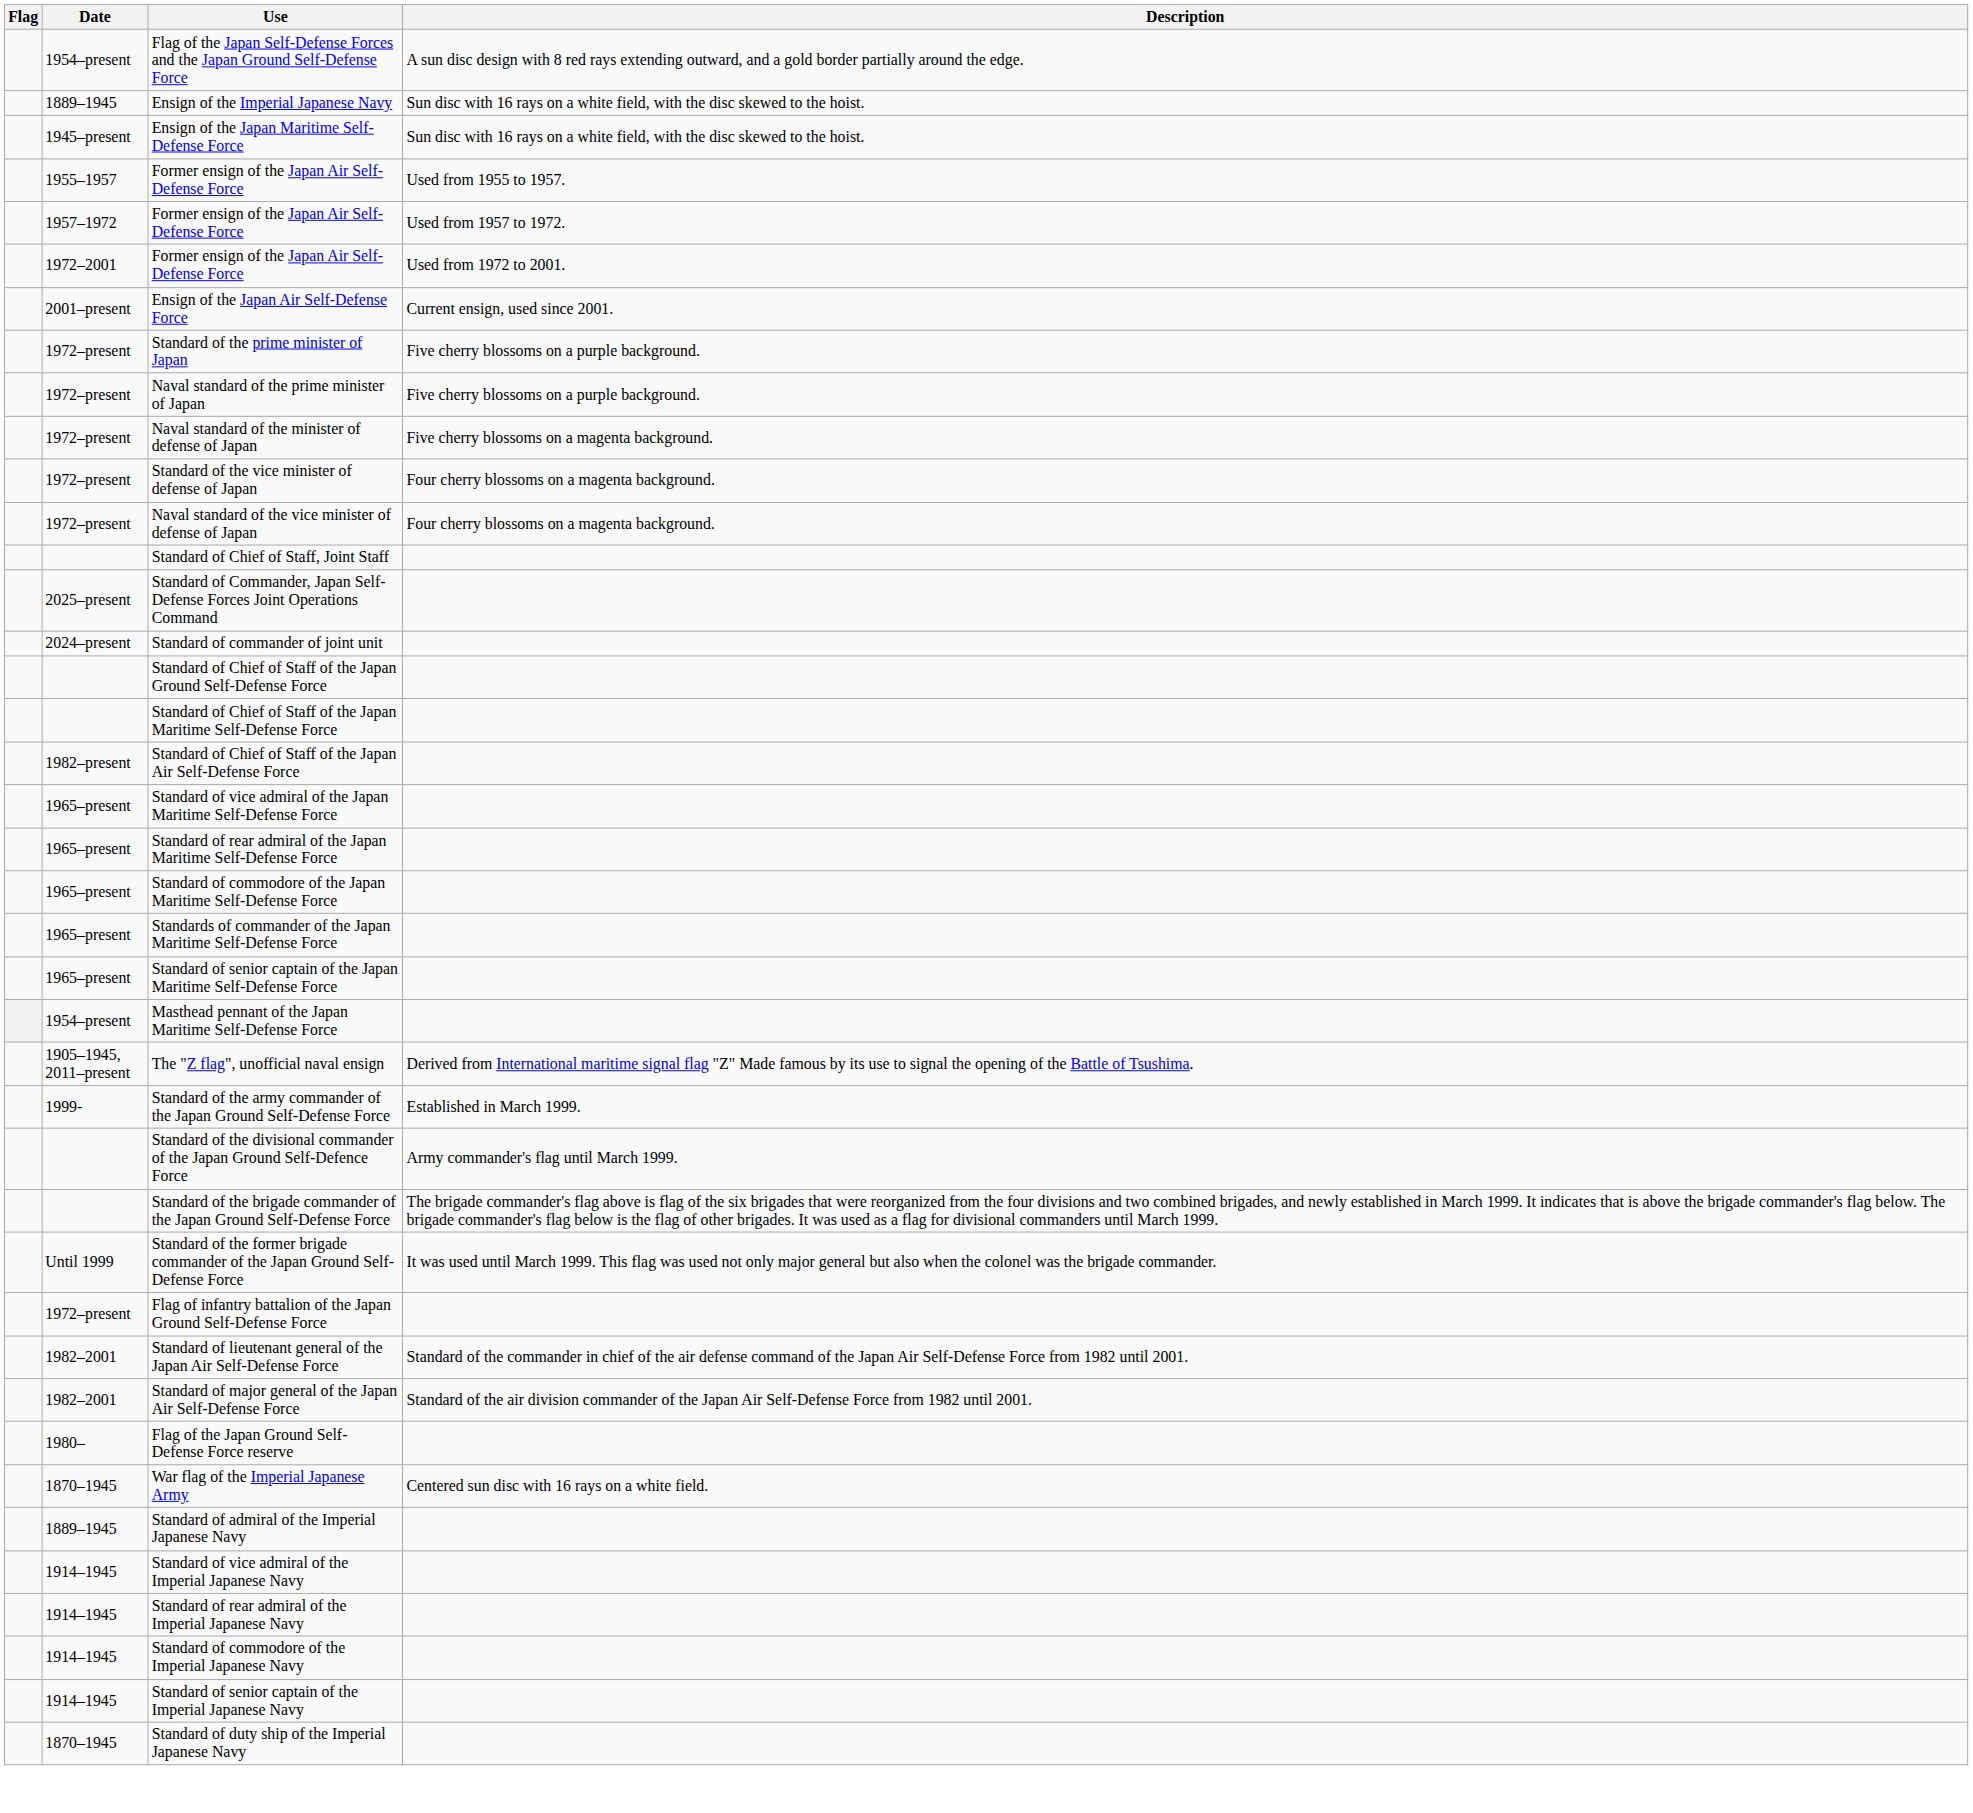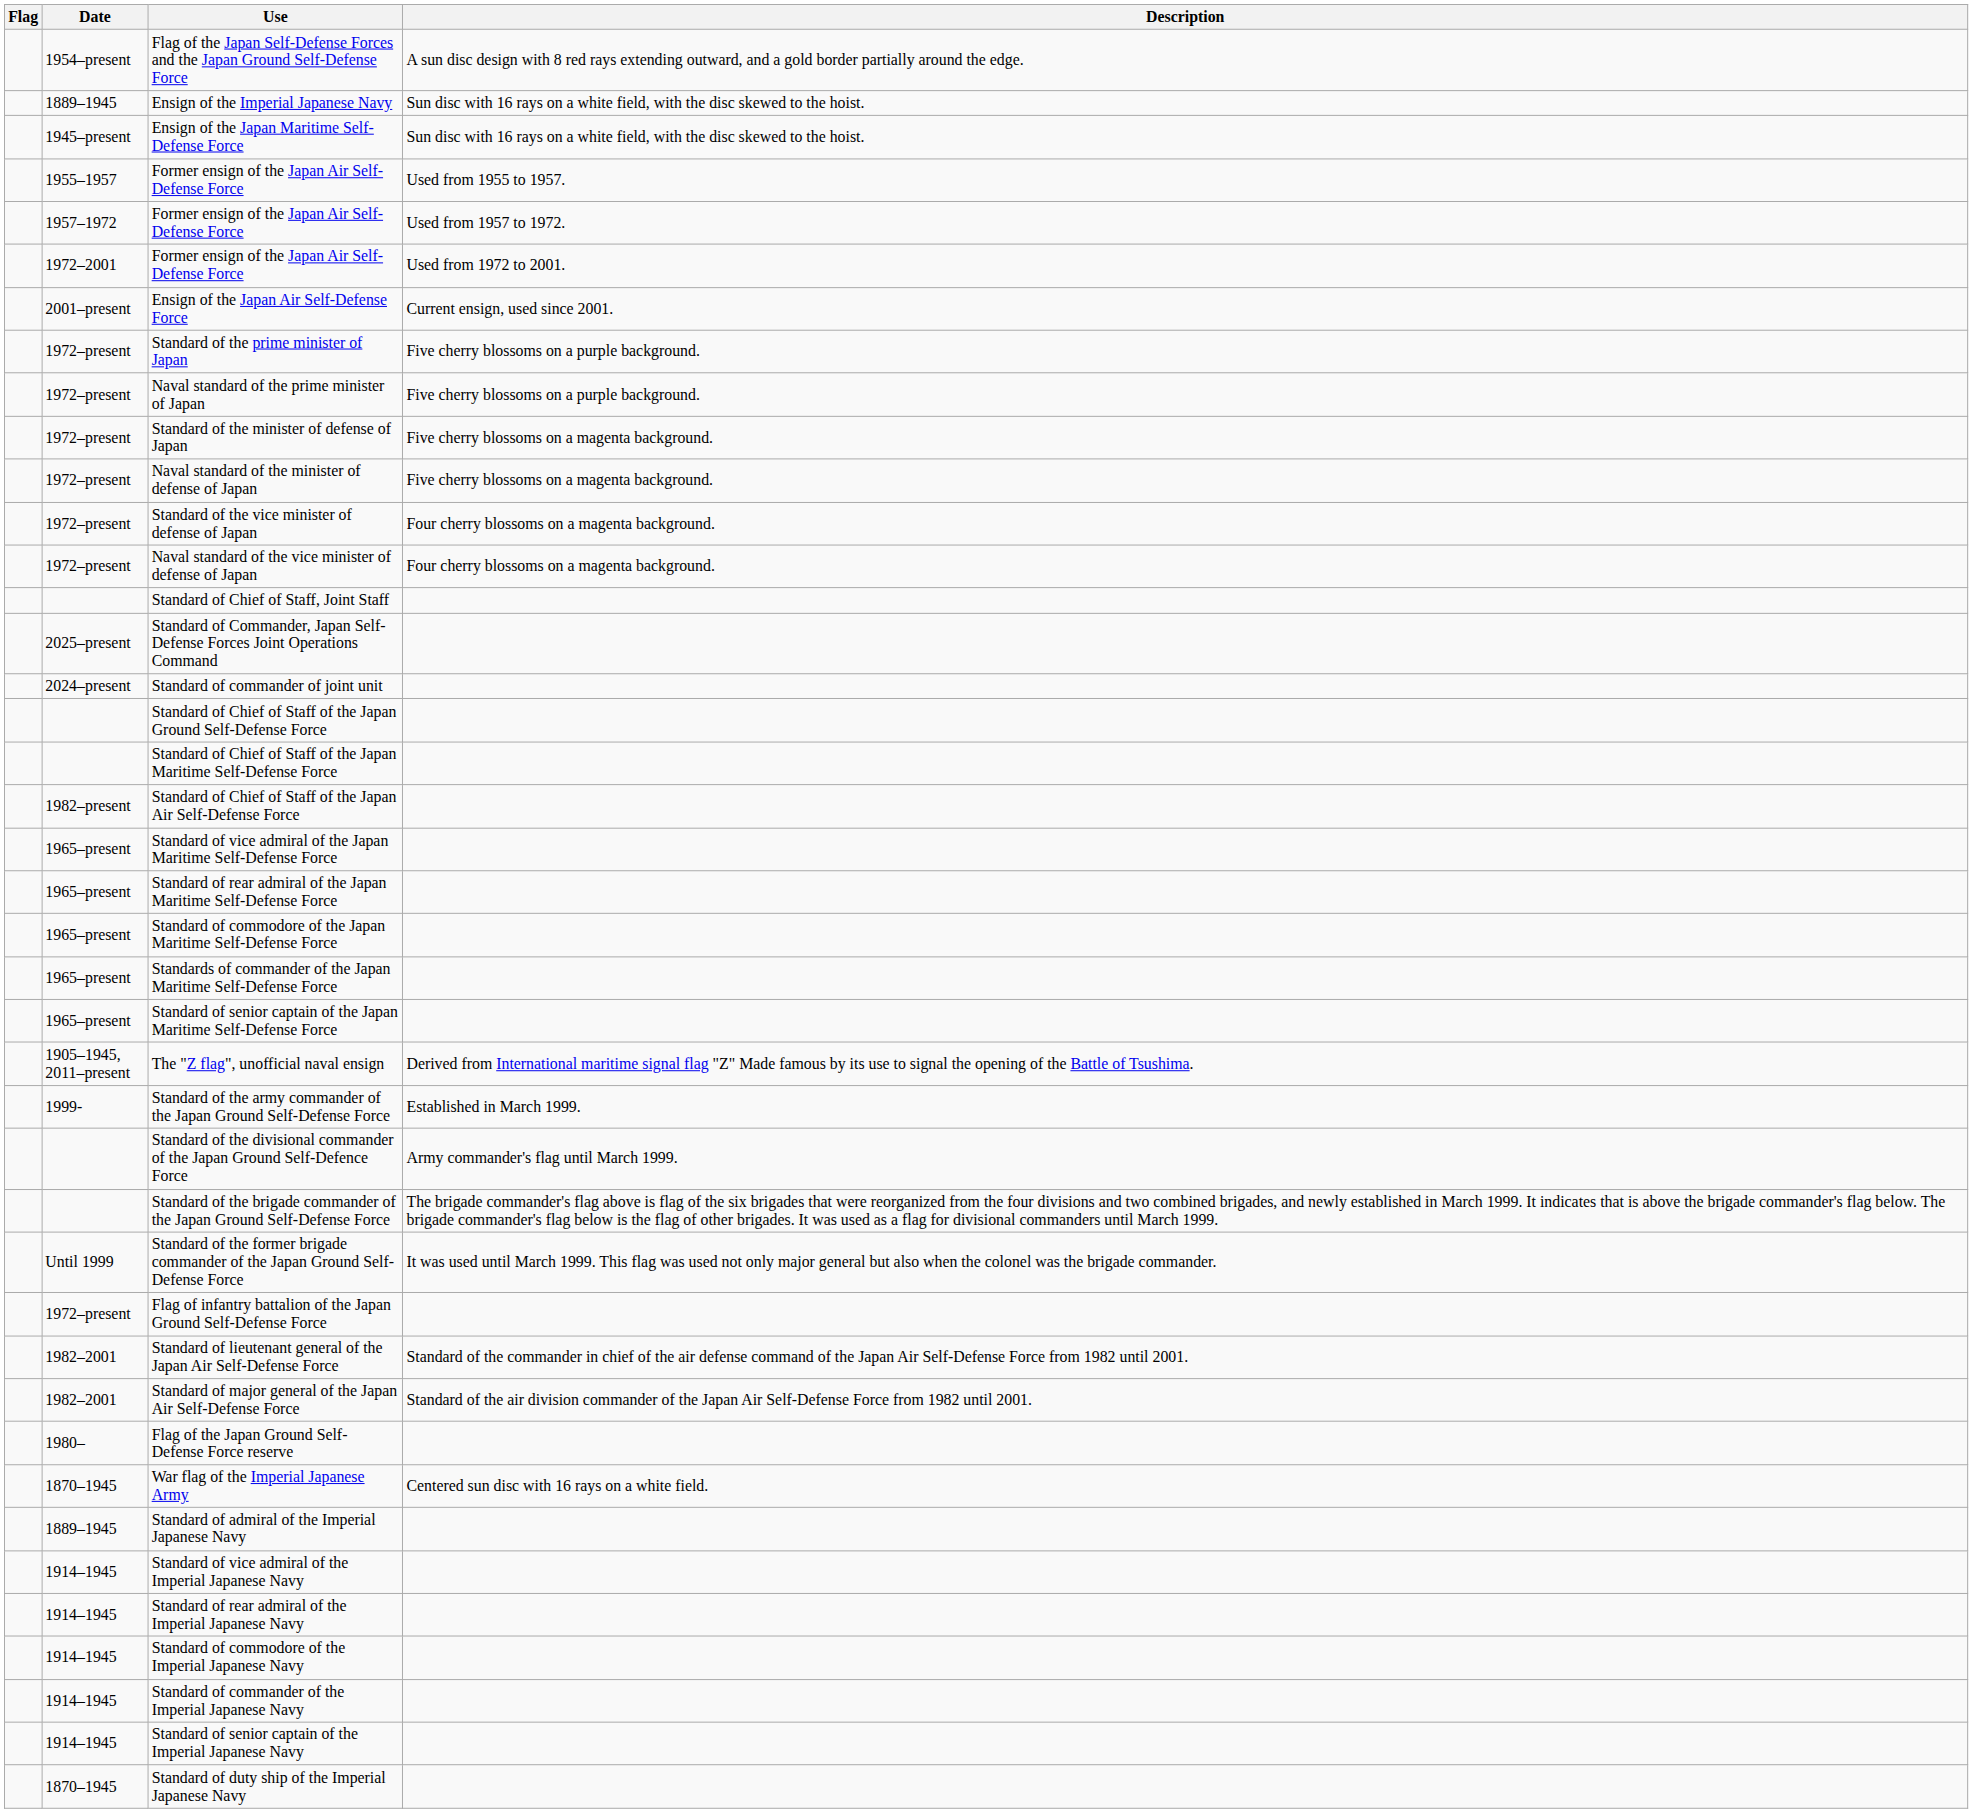+ row: (88, 437)
- row: (88, 1020)
+ row: (81, 1700)
